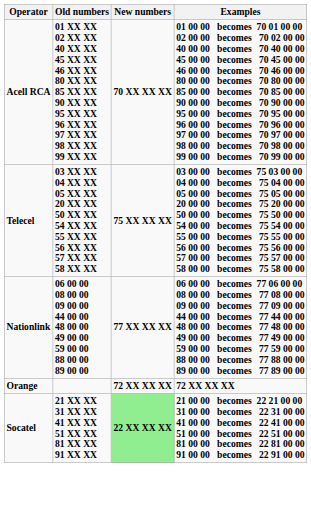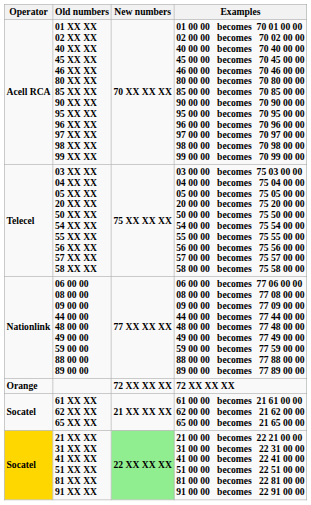+ row: (76, 412)
(21, 428) no background -> (21, 465) gold background
